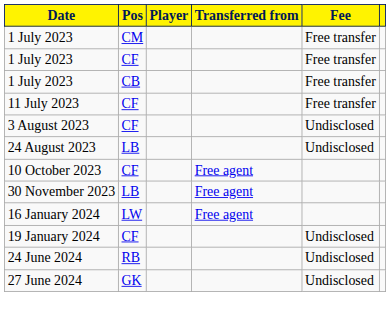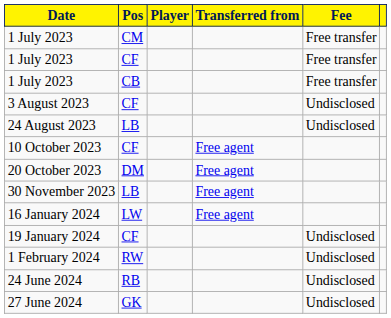- row: (43, 103)
+ row: (54, 170)
+ row: (54, 258)
